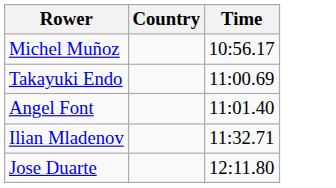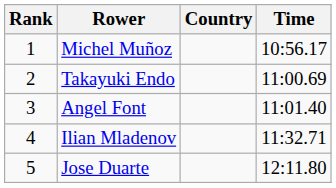+ column: (31, 19)
